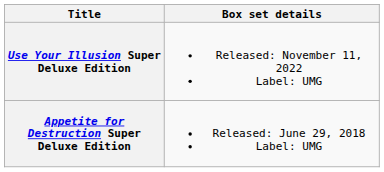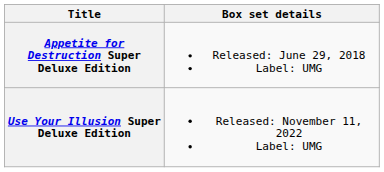rows swapped: (84, 134) <-> (84, 62)
